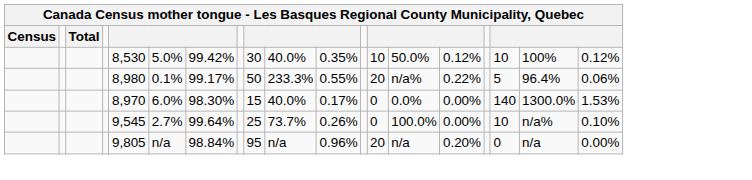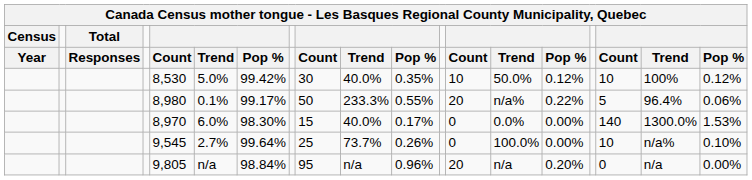+ row: (32, 57)
